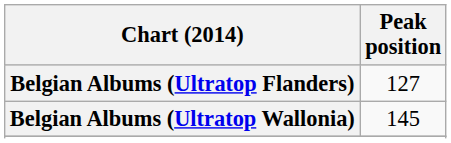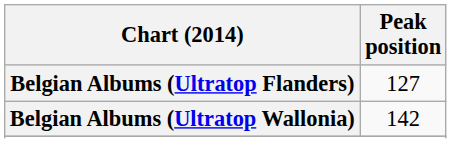(403, 118) 145 -> (403, 118) 142
